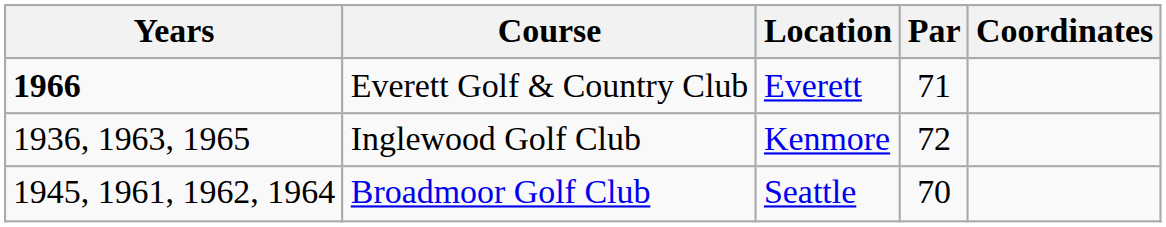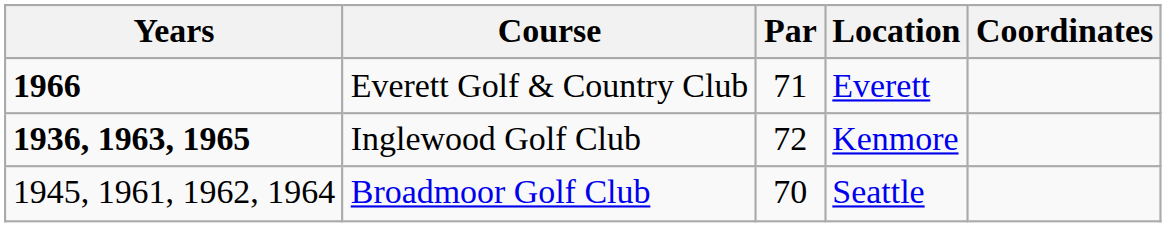columns swapped: (934, 31) <-> (828, 31)
(132, 138) normal -> (132, 138) bold
